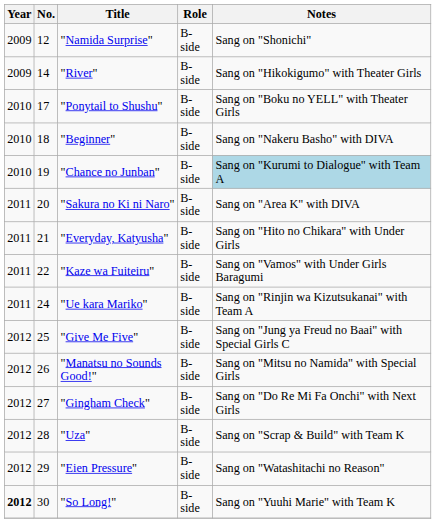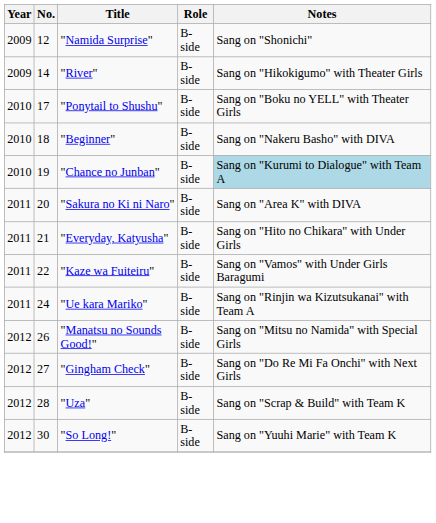- row: (99, 336)
- row: (99, 468)
(19, 501) bold -> (19, 435) normal
